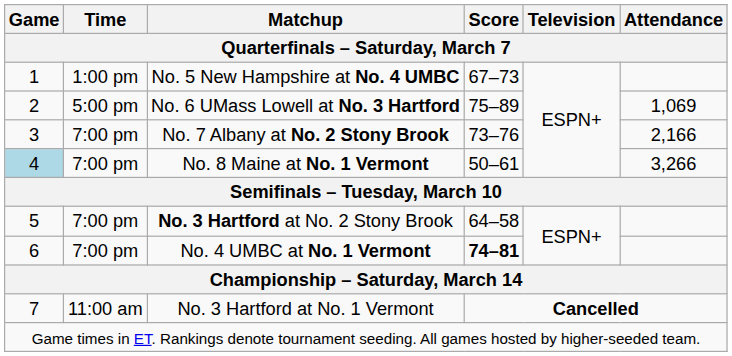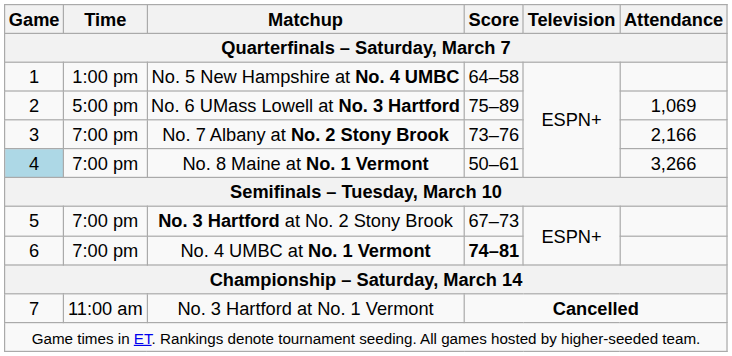(494, 77) 67–73 -> (494, 77) 64–58
(494, 221) 64–58 -> (494, 221) 67–73
